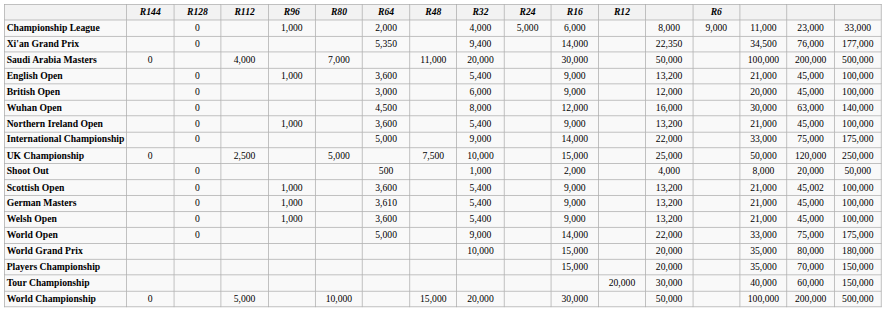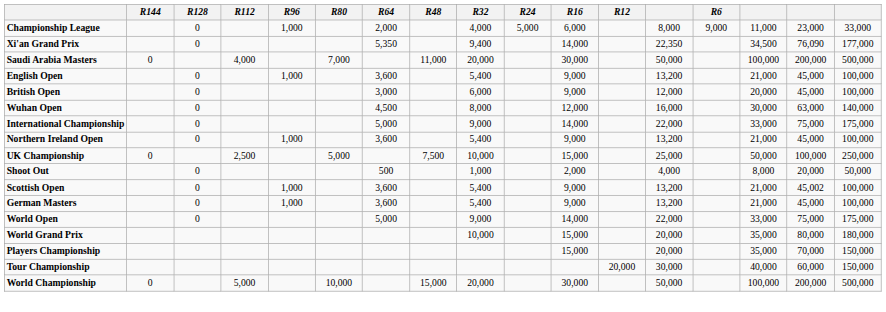(811, 43) 76,000 -> (811, 43) 76,090
rows swapped: (55, 123) <-> (66, 139)
(811, 155) 120,000 -> (811, 155) 100,000
(386, 203) 3,610 -> (386, 203) 3,600
- row: (32, 219)
